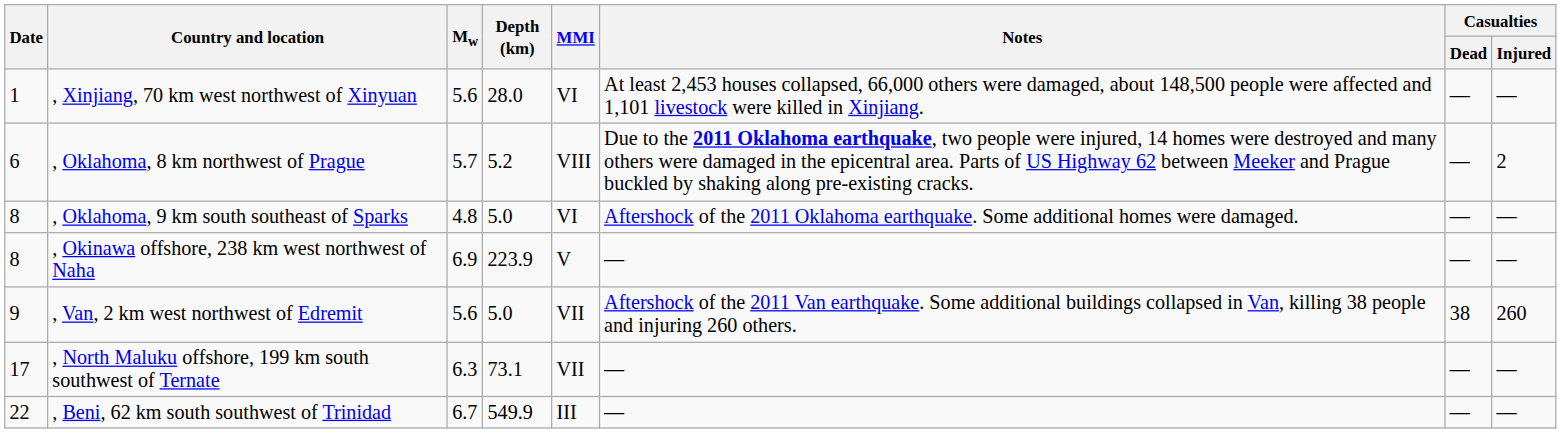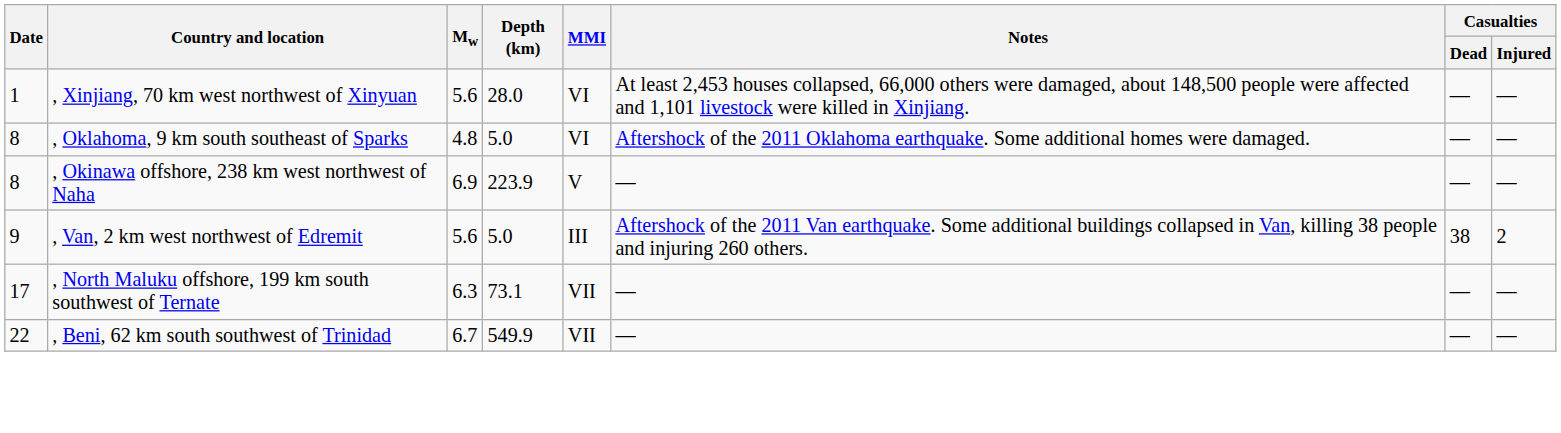- row: (209, 161)
(571, 314) VII -> (578, 237) III
(1512, 314) 260 -> (1501, 237) 2
(567, 412) III -> (582, 335) VII
